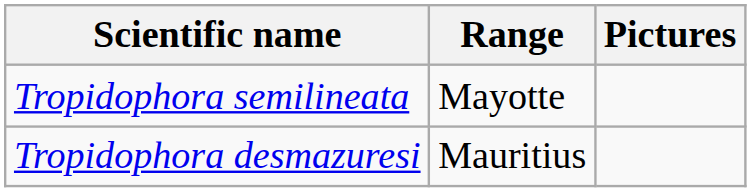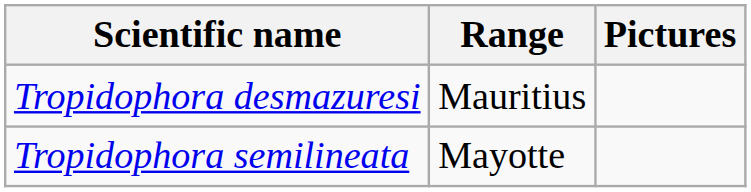rows swapped: (217, 155) <-> (212, 95)
